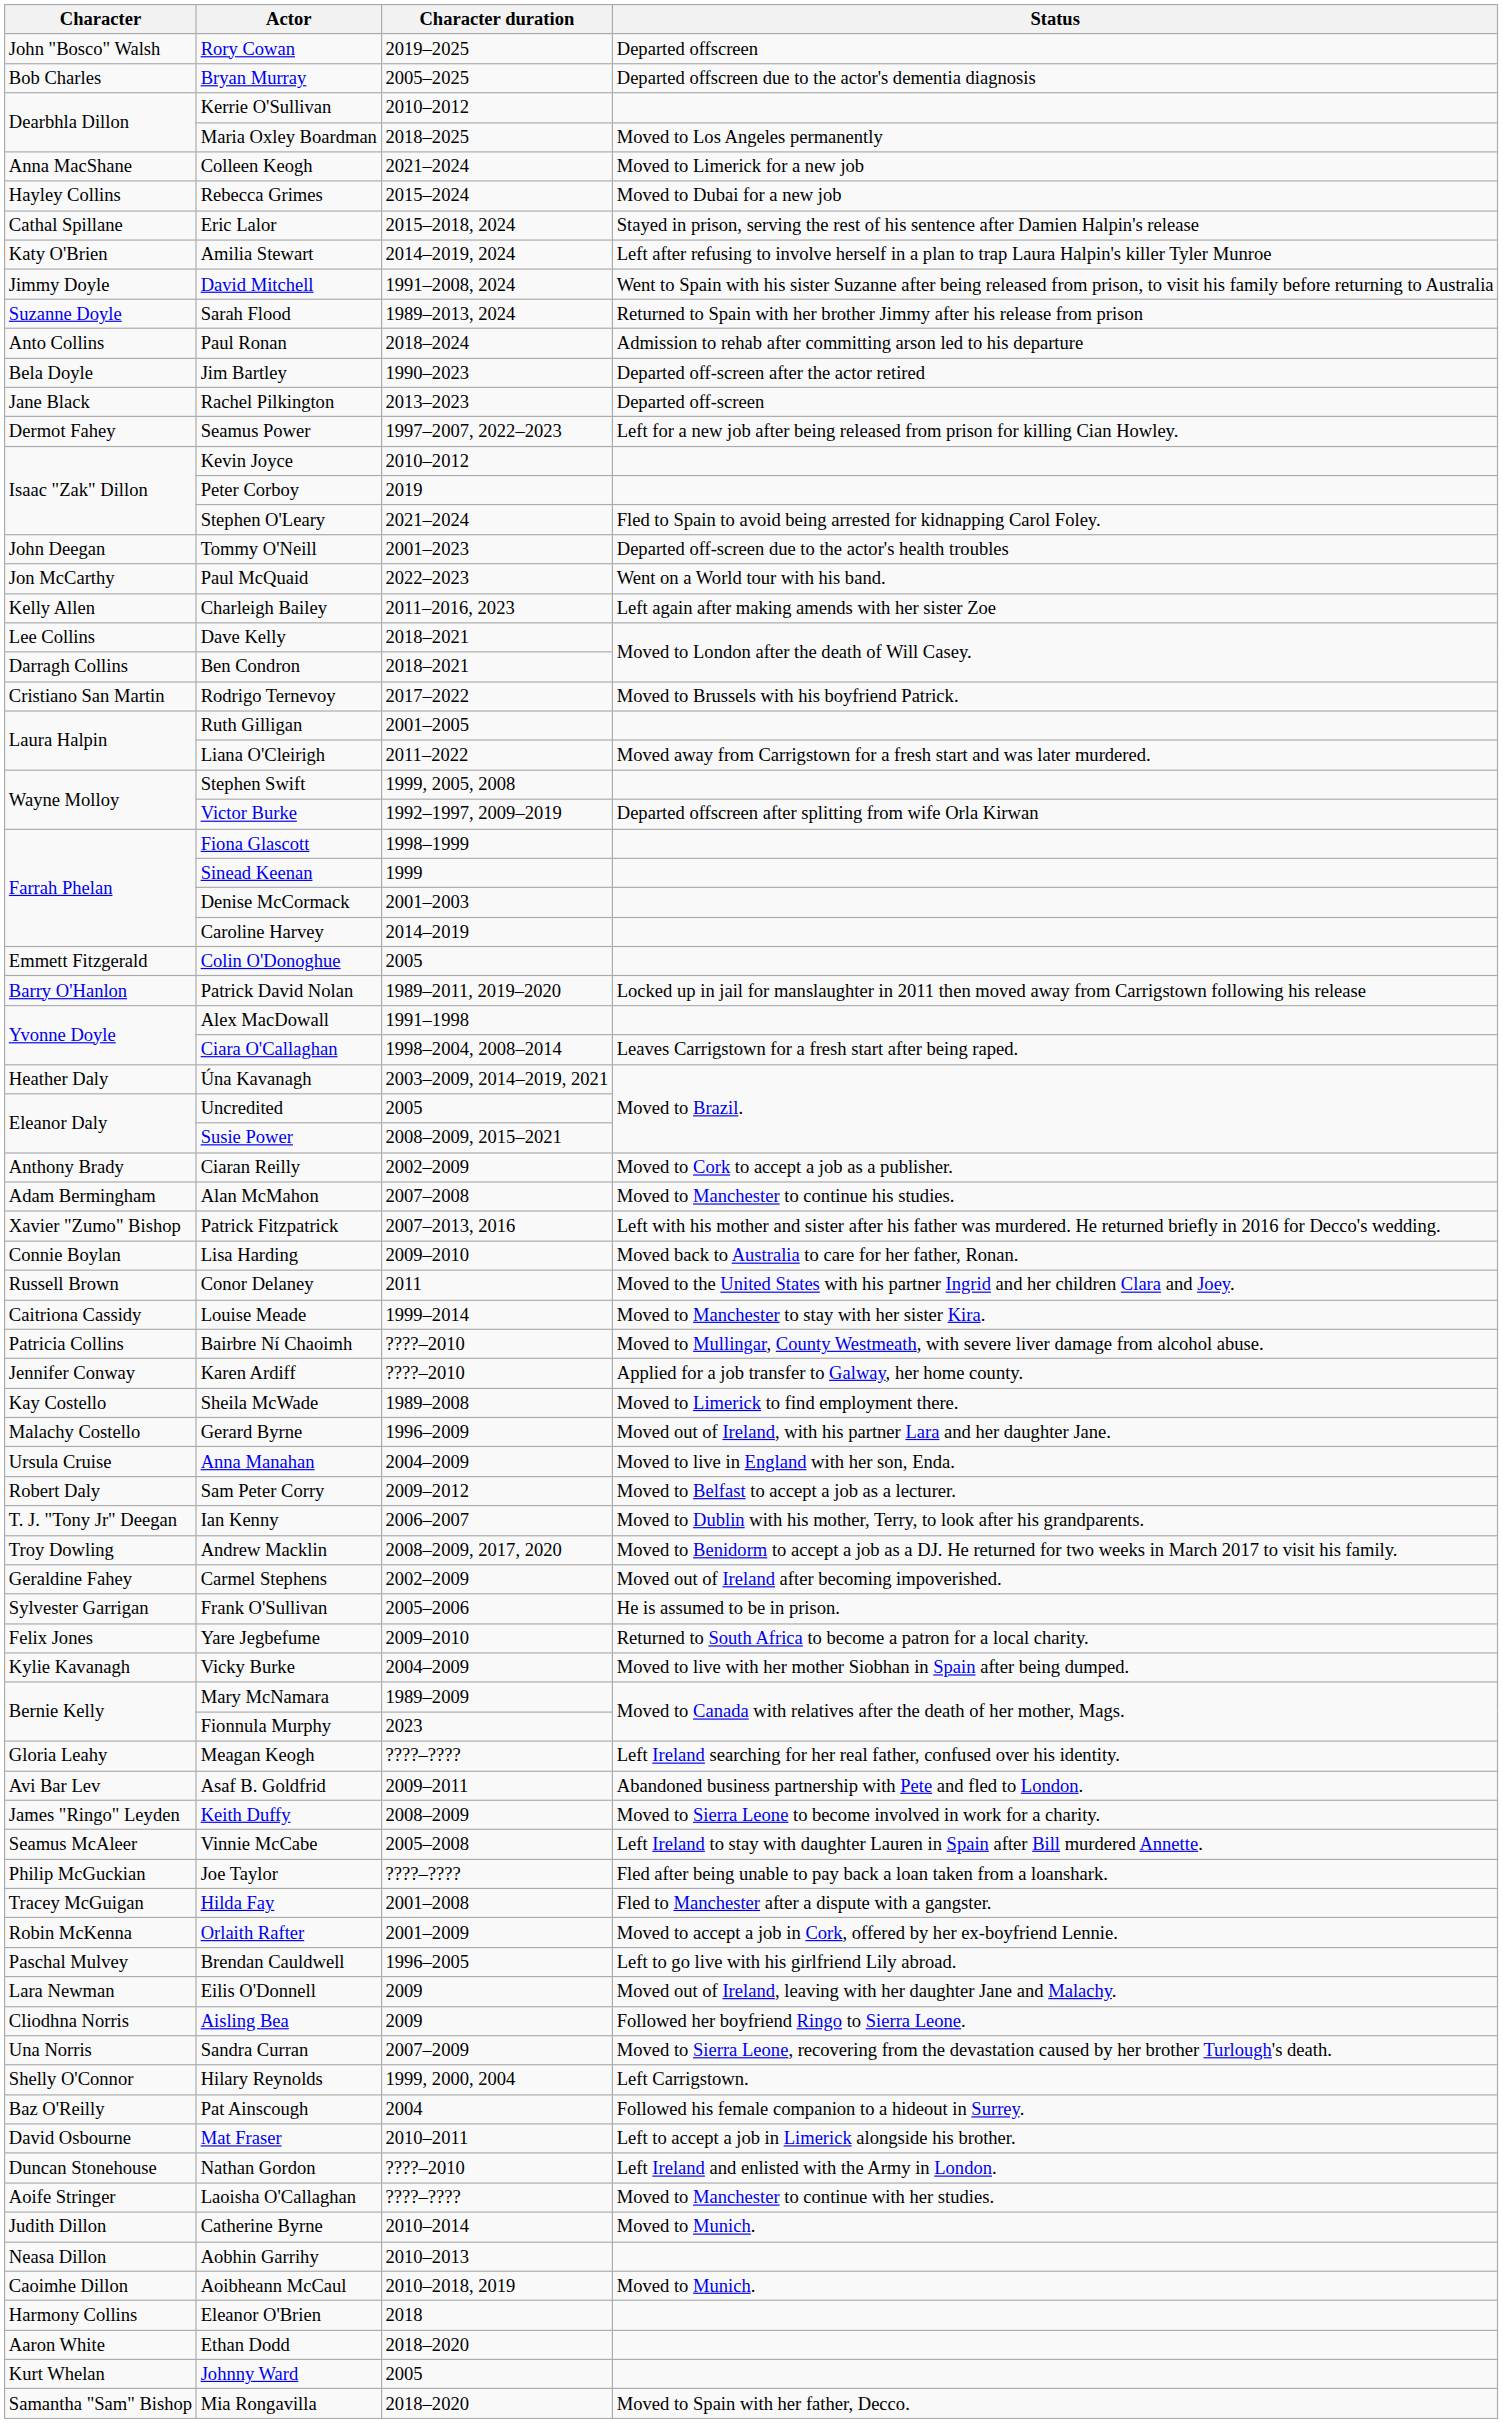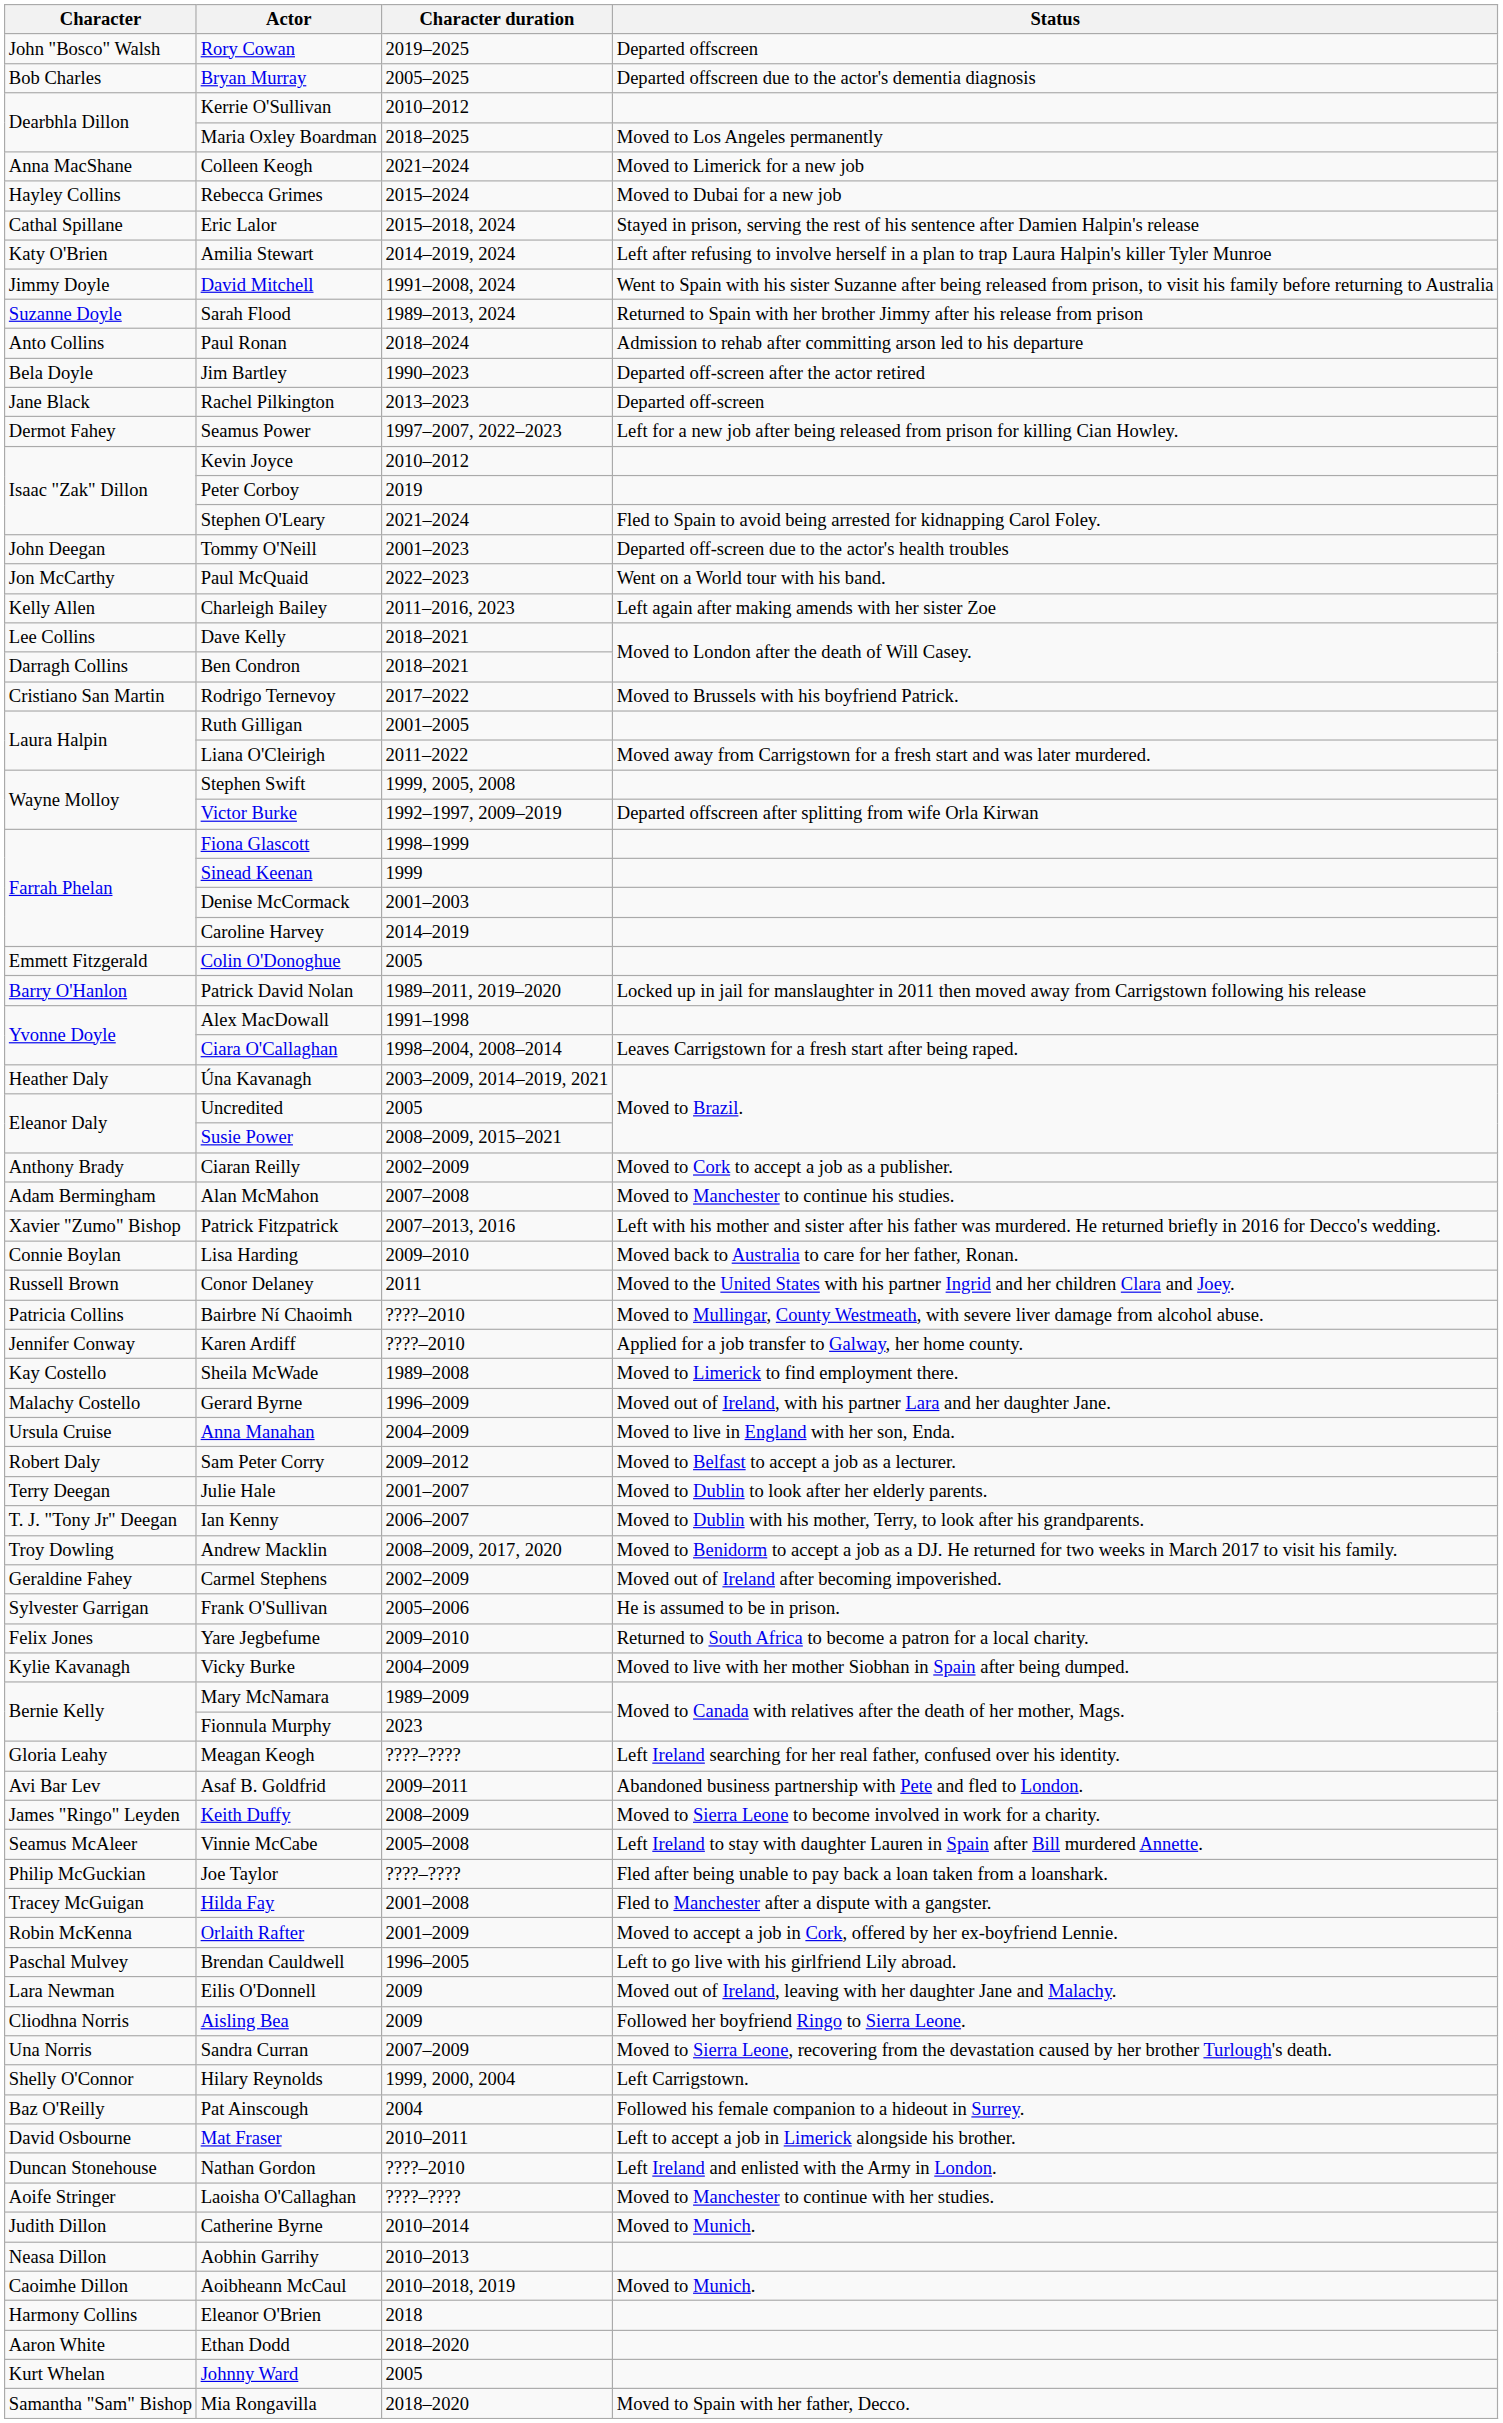- row: (253, 1314)
+ row: (238, 1490)
